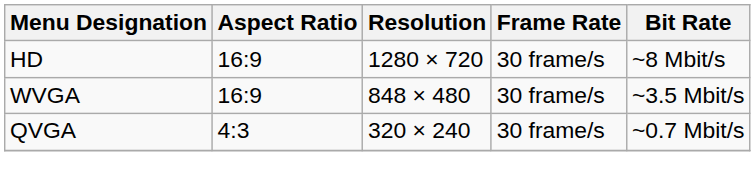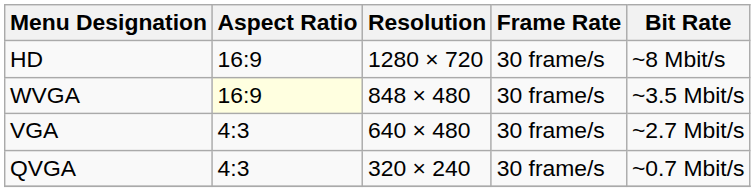(240, 95) no background -> (240, 95) lightyellow background
+ row: (34, 131)
